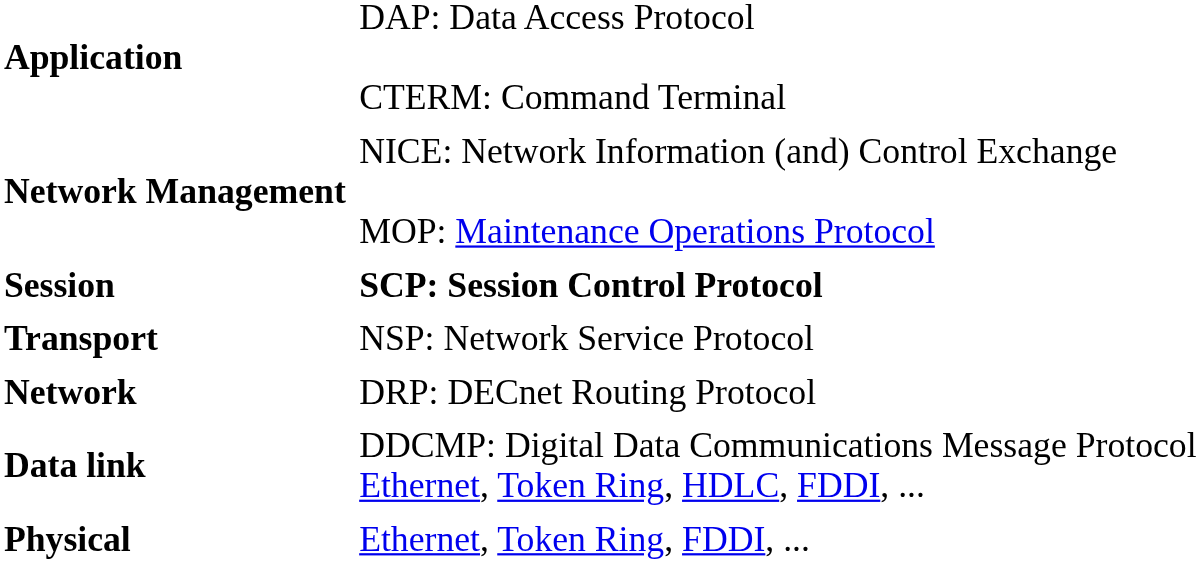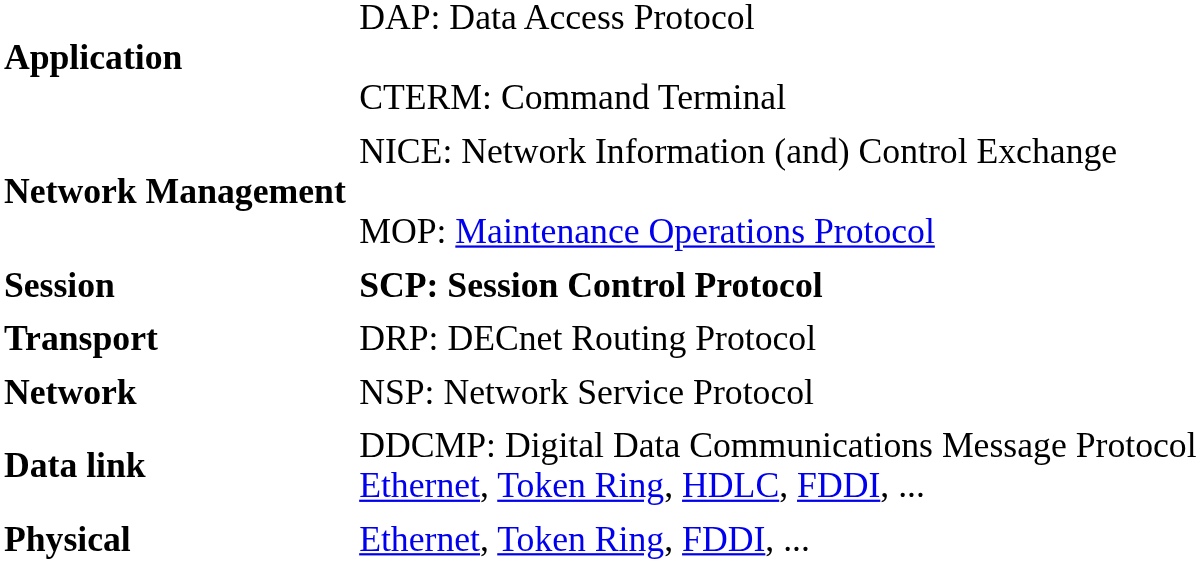(587, 338) NSP: Network Service Protocol -> (588, 338) DRP: DECnet Routing Protocol
(588, 392) DRP: DECnet Routing Protocol -> (587, 392) NSP: Network Service Protocol
